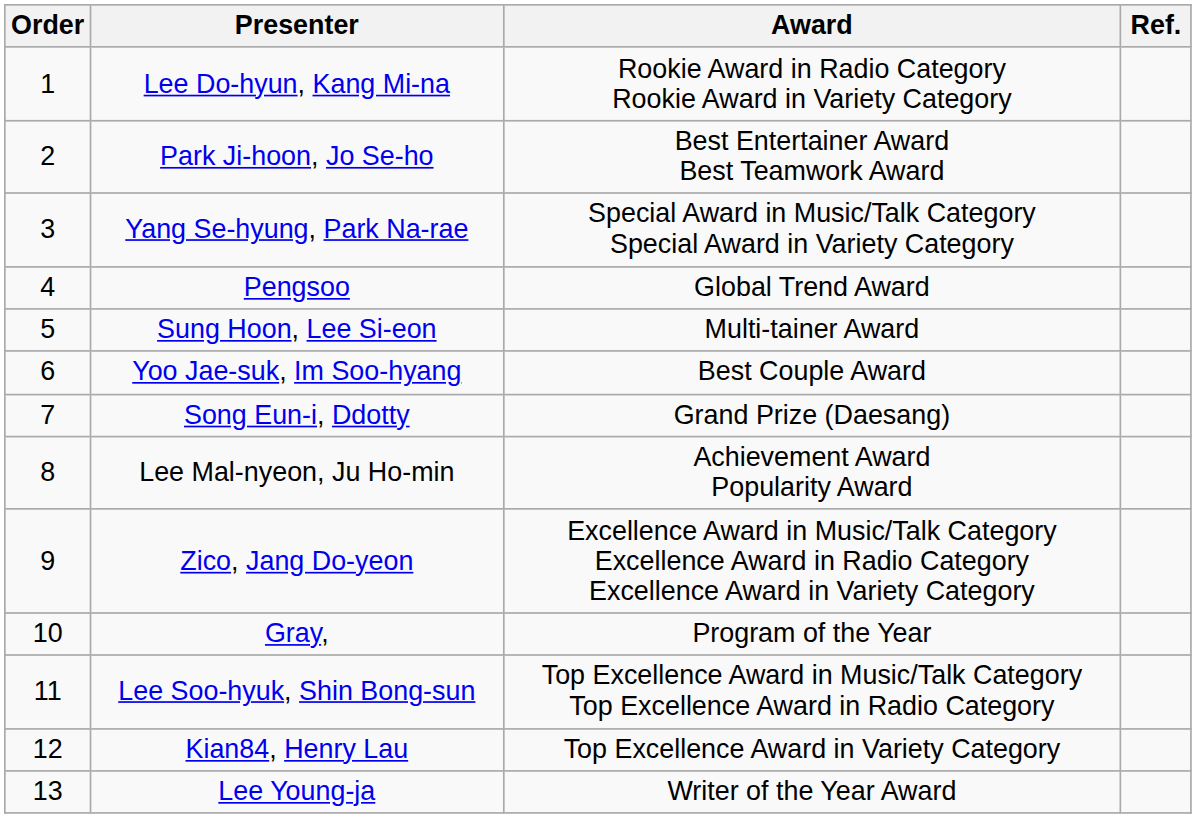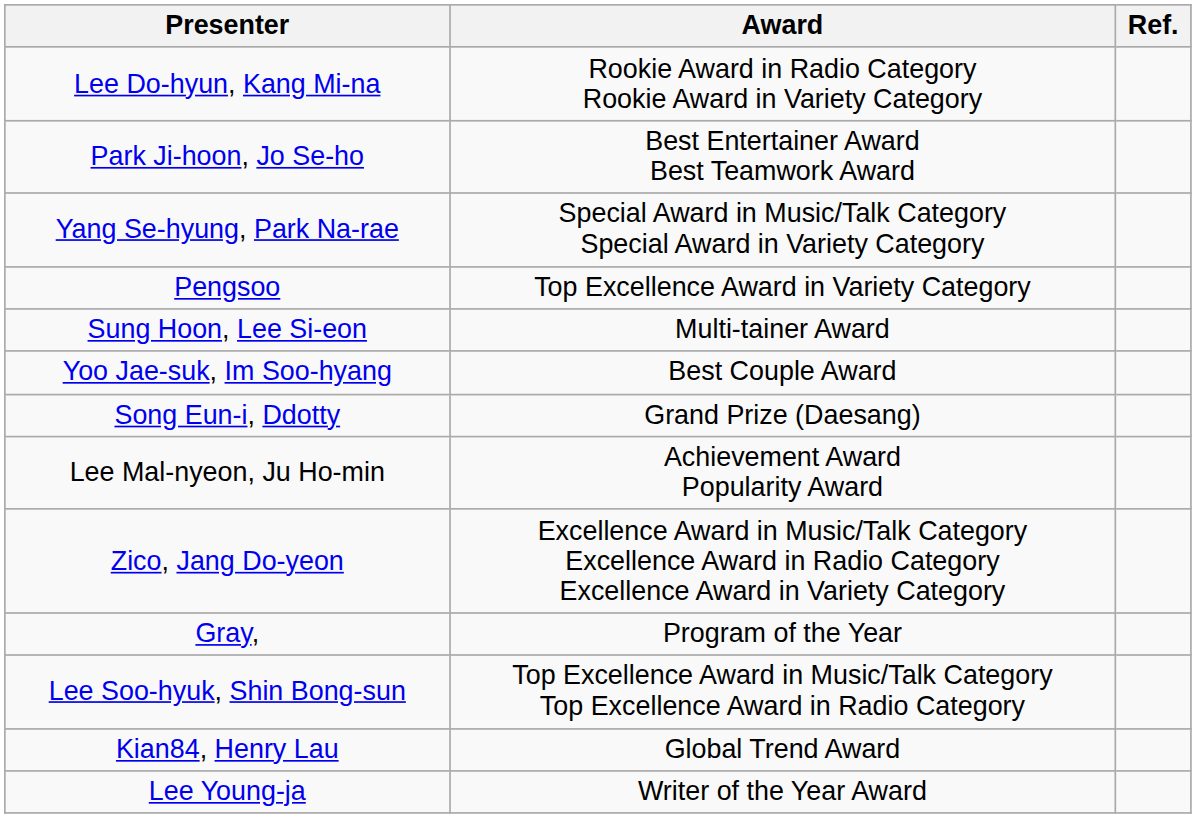- column: (48, 25)
(812, 287) Global Trend Award -> (782, 287) Top Excellence Award in Variety Category
(812, 749) Top Excellence Award in Variety Category -> (782, 749) Global Trend Award
